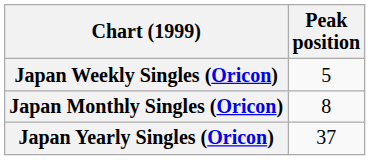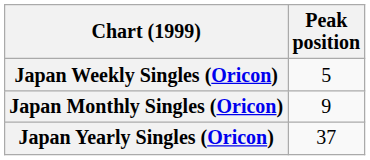(326, 106) 8 -> (326, 106) 9
